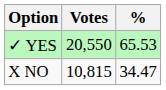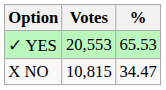(89, 44) 20,550 -> (89, 44) 20,553
